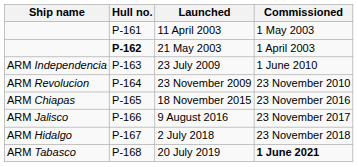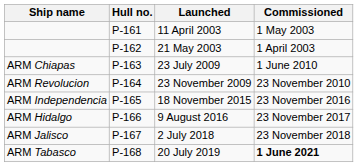(127, 48) bold -> (127, 48) normal
(57, 65) ARM Independencia -> (41, 65) ARM Chiapas
(41, 100) ARM Chiapas -> (57, 100) ARM Independencia
(38, 118) ARM Jalisco -> (39, 118) ARM Hidalgo
(39, 135) ARM Hidalgo -> (38, 135) ARM Jalisco
